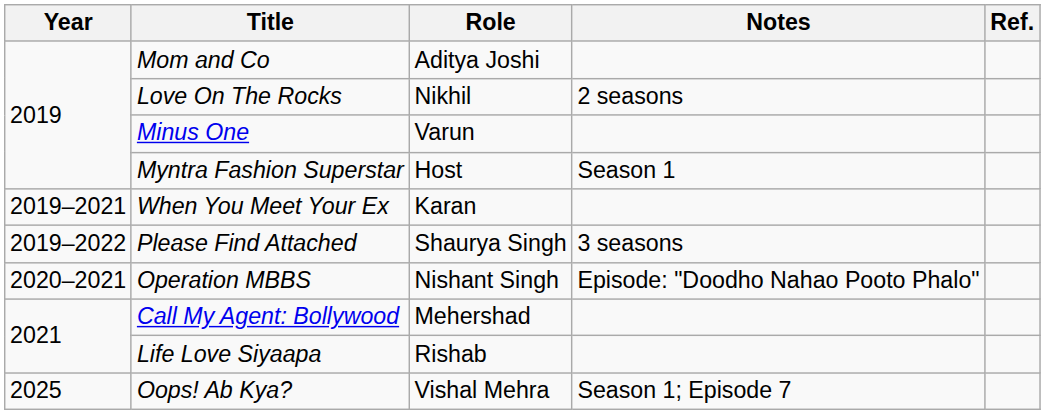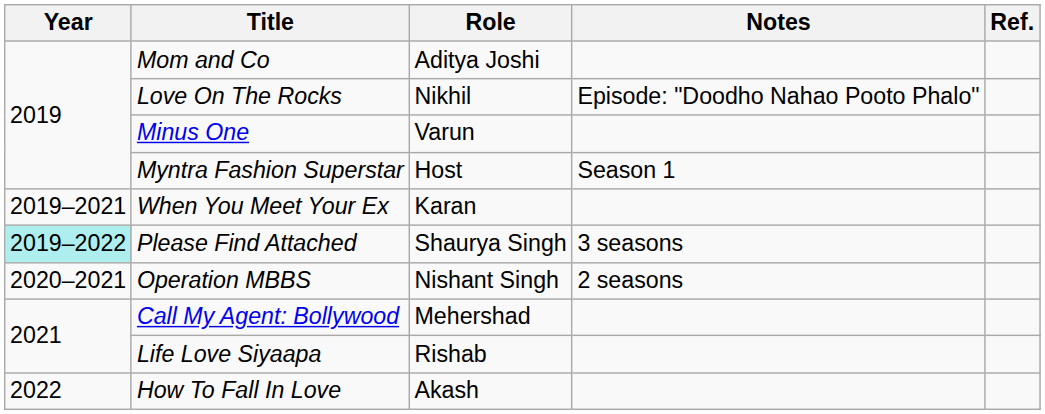(630, 96) 2 seasons -> (778, 96) Episode: "Doodho Nahao Pooto Phalo"
(68, 243) no background -> (68, 243) paleturquoise background
(778, 280) Episode: "Doodho Nahao Pooto Phalo" -> (630, 280) 2 seasons
+ row: (239, 390)
- row: (214, 390)
